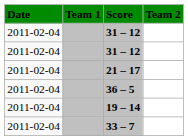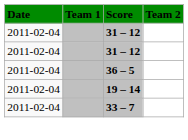- row: (34, 70)
